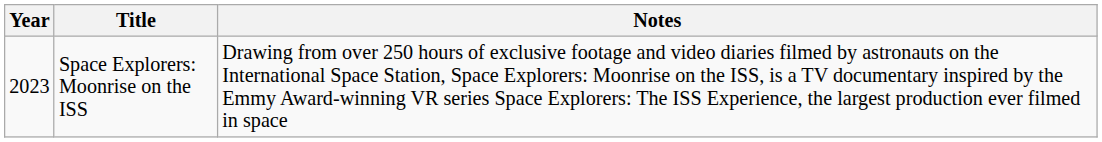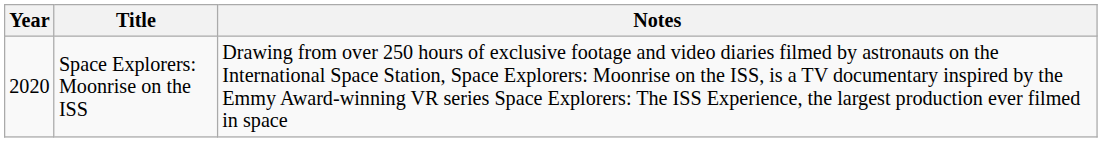(29, 86) 2023 -> (29, 86) 2020
